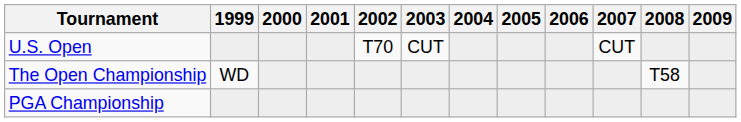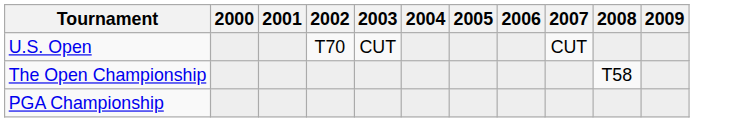- column: (234, 19)
